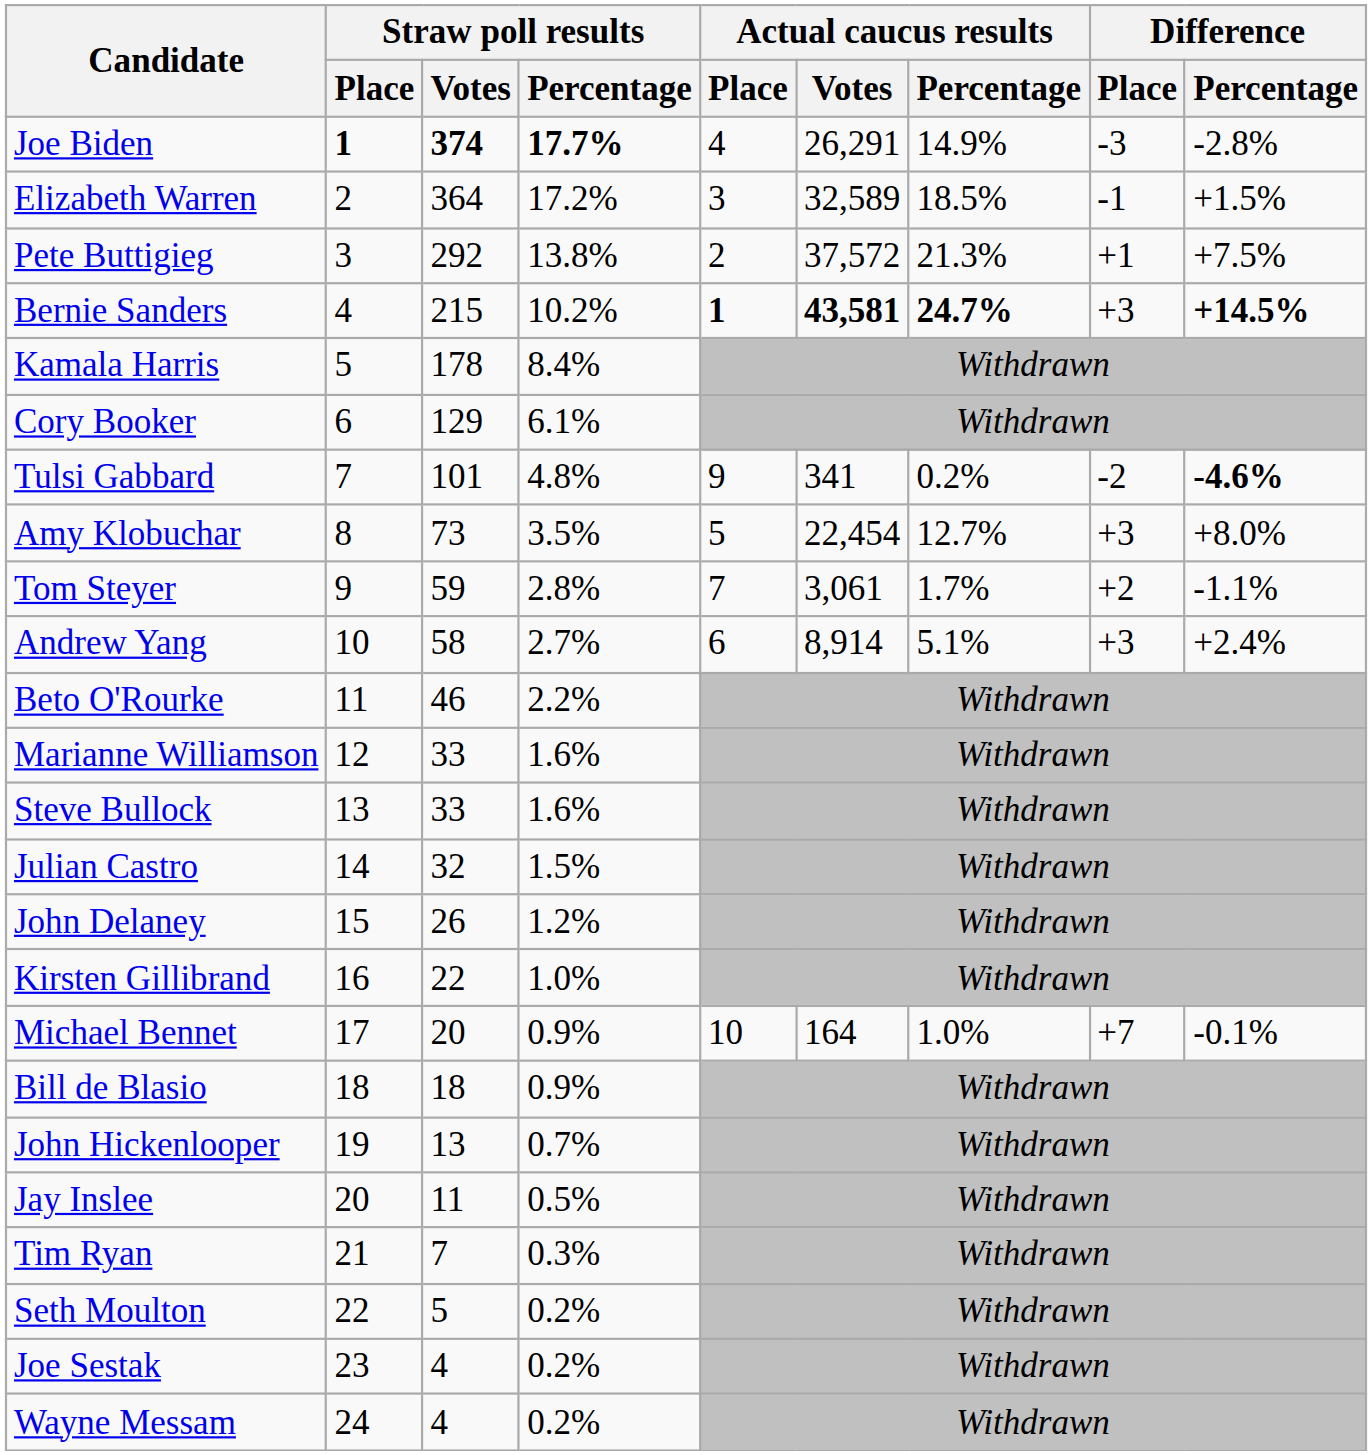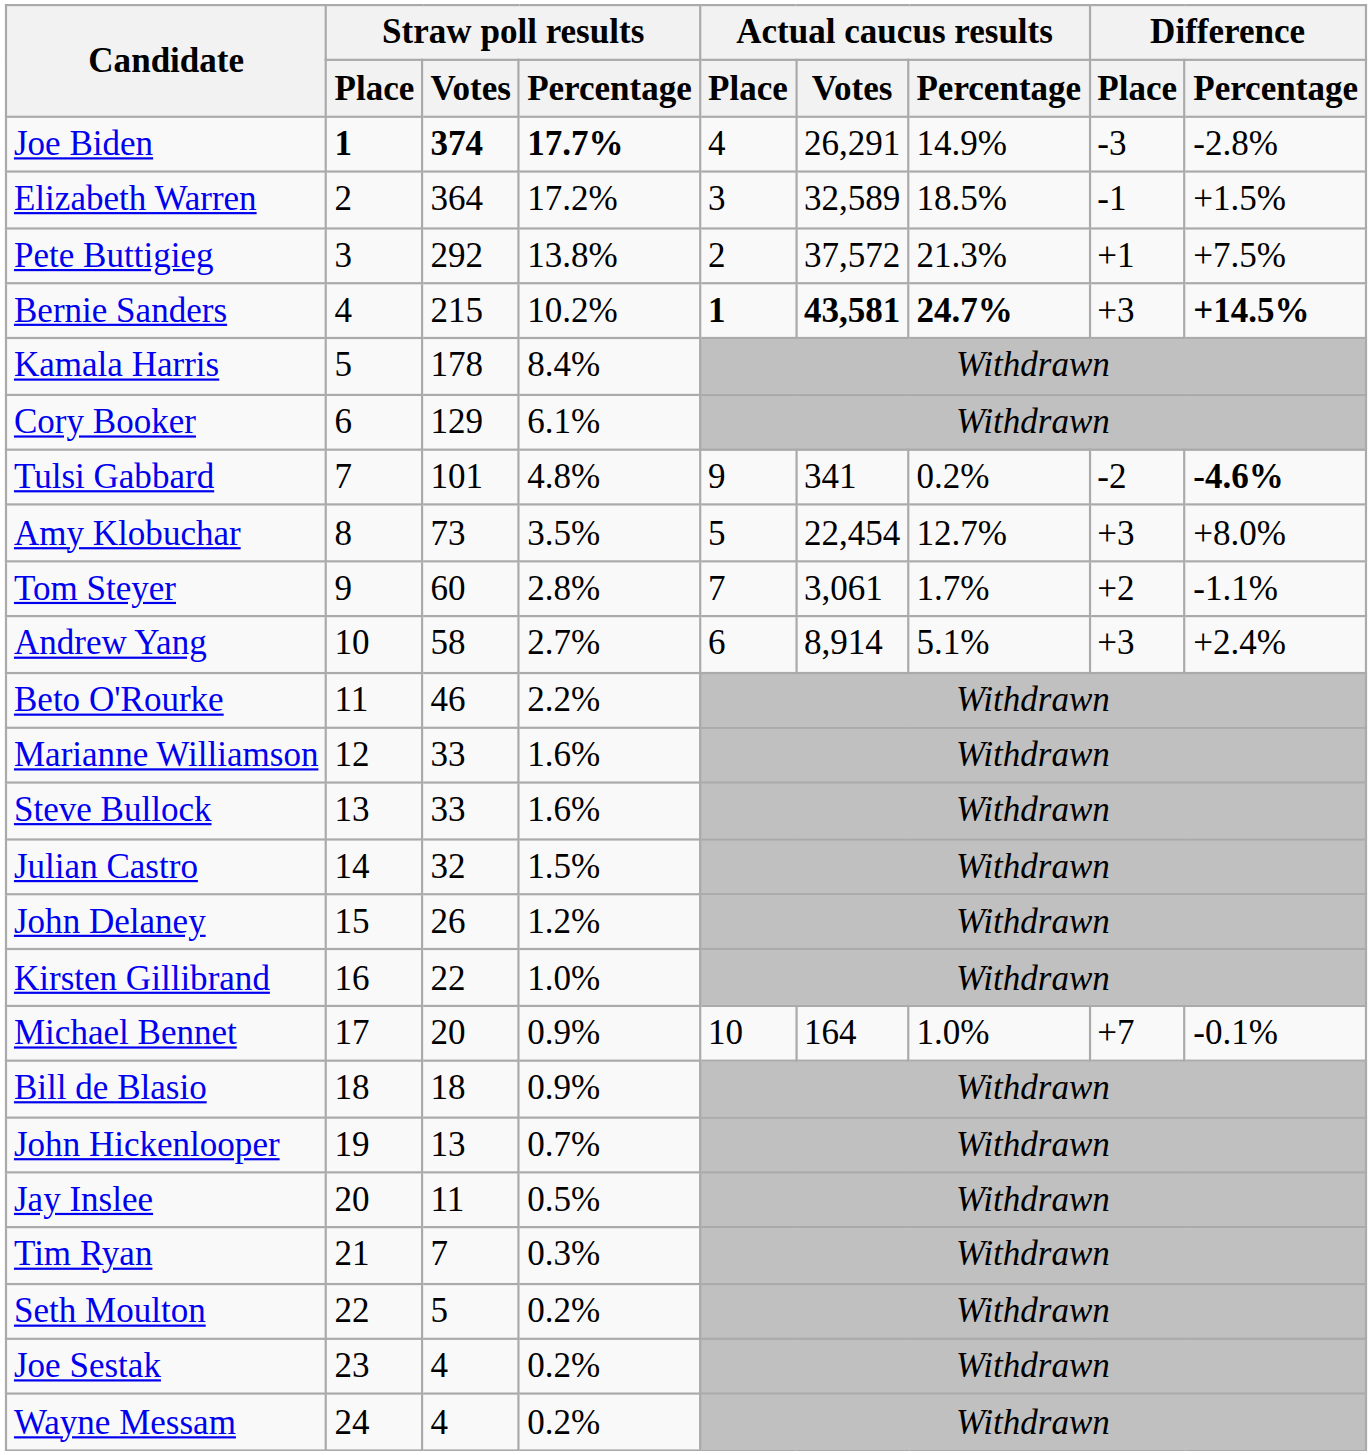(448, 587) 59 -> (448, 587) 60
